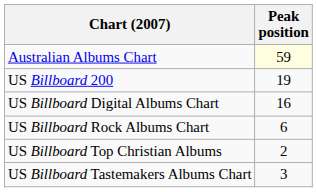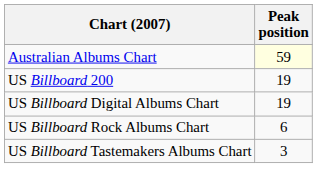(284, 103) 16 -> (284, 103) 19
- row: (115, 151)
